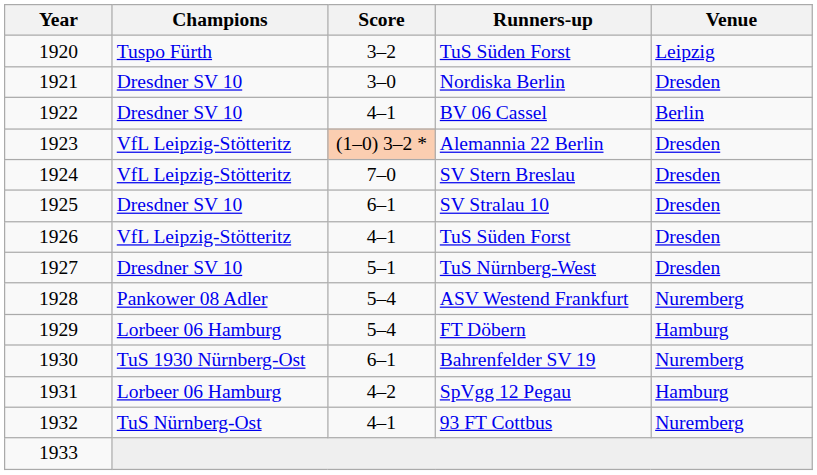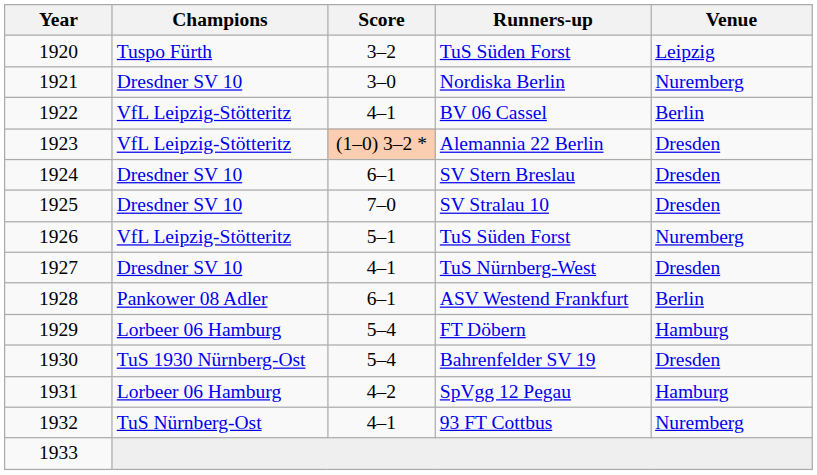(688, 81) Dresden -> (699, 81) Nuremberg
(179, 112) Dresdner SV 10 -> (204, 112) VfL Leipzig-Stötteritz
(204, 174) VfL Leipzig-Stötteritz -> (179, 174) Dresdner SV 10
(381, 174) 7–0 -> (381, 174) 6–1
(381, 205) 6–1 -> (381, 205) 7–0
(381, 236) 4–1 -> (381, 236) 5–1
(688, 236) Dresden -> (699, 236) Nuremberg
(381, 267) 5–1 -> (381, 267) 4–1
(381, 298) 5–4 -> (381, 298) 6–1
(699, 298) Nuremberg -> (680, 298) Berlin
(381, 360) 6–1 -> (381, 360) 5–4
(699, 360) Nuremberg -> (688, 360) Dresden
